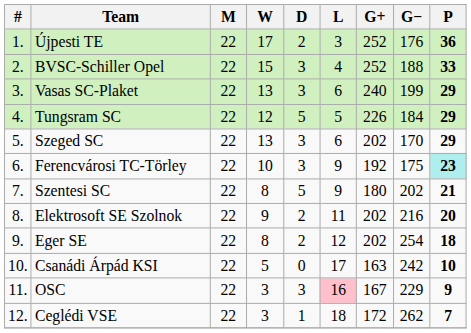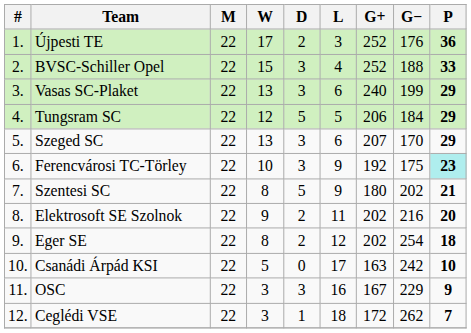(375, 116) 226 -> (375, 116) 206
(375, 141) 202 -> (375, 141) 207
(338, 290) pink background -> (338, 290) no background
